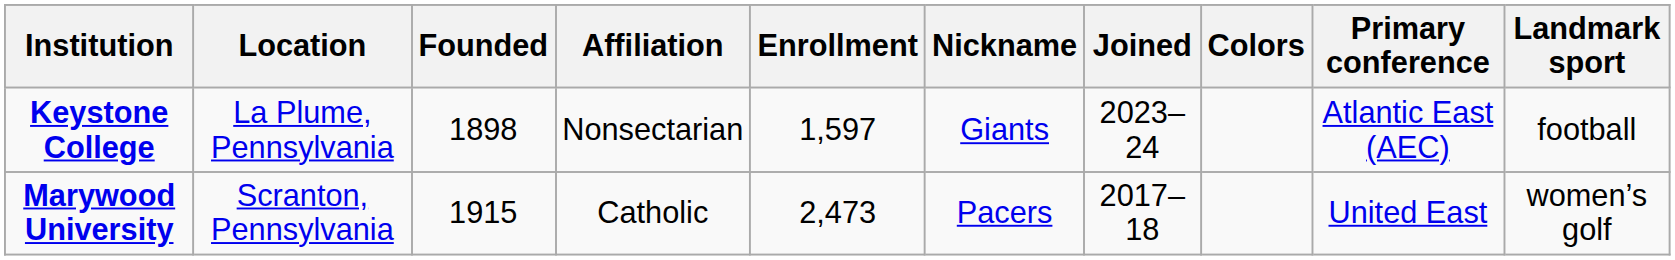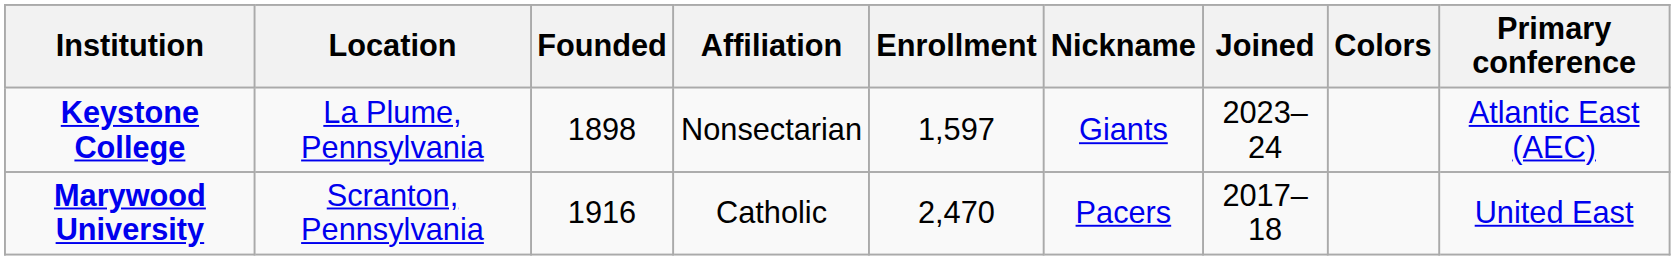- column: (1587, 46)
(483, 212) 1915 -> (602, 212) 1916
(838, 212) 2,473 -> (956, 212) 2,470
